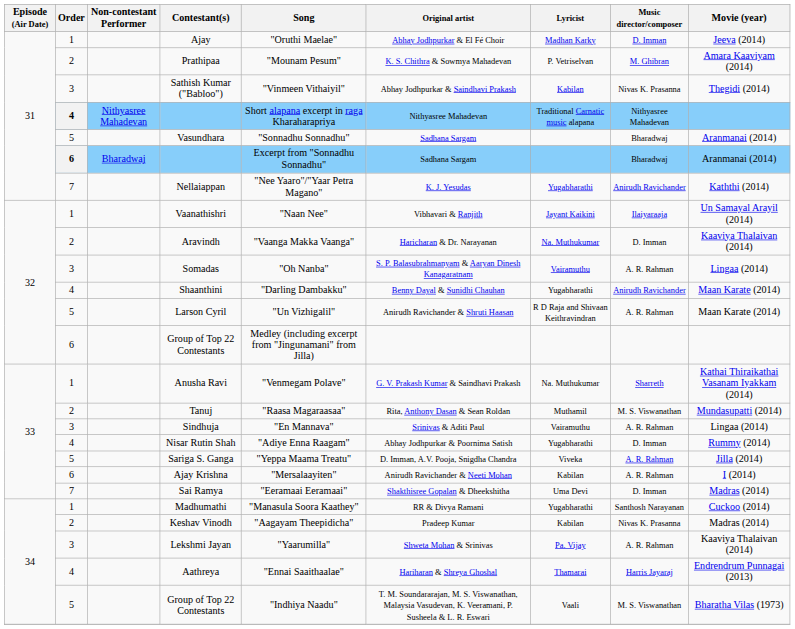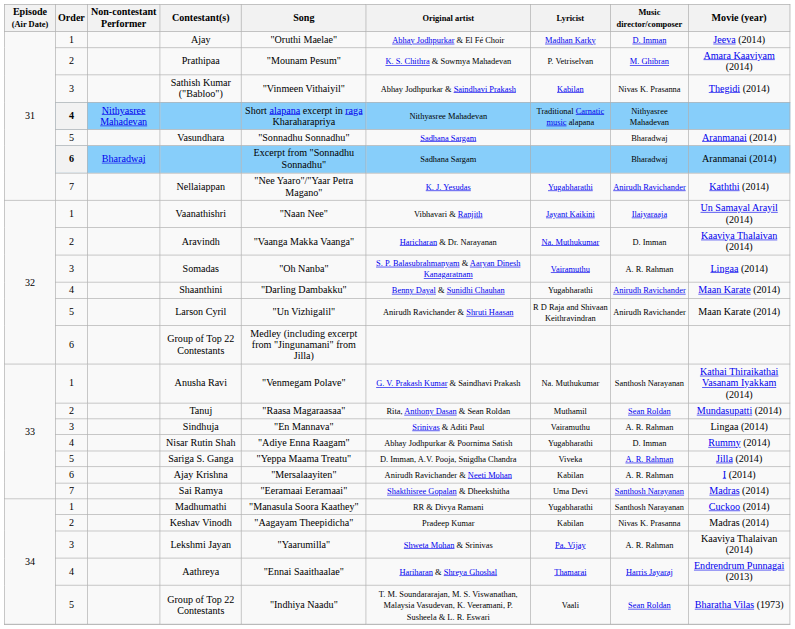(649, 312) A. R. Rahman -> (649, 312) Anirudh Ravichander
(649, 384) Sharreth -> (649, 384) Santhosh Narayanan
(649, 411) M. S. Viswanathan -> (649, 411) Sean Roldan
(649, 491) D. Imman -> (649, 491) Santhosh Narayanan
(649, 605) M. S. Viswanathan -> (649, 605) Sean Roldan
